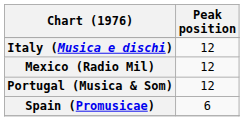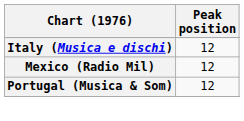- row: (90, 106)
